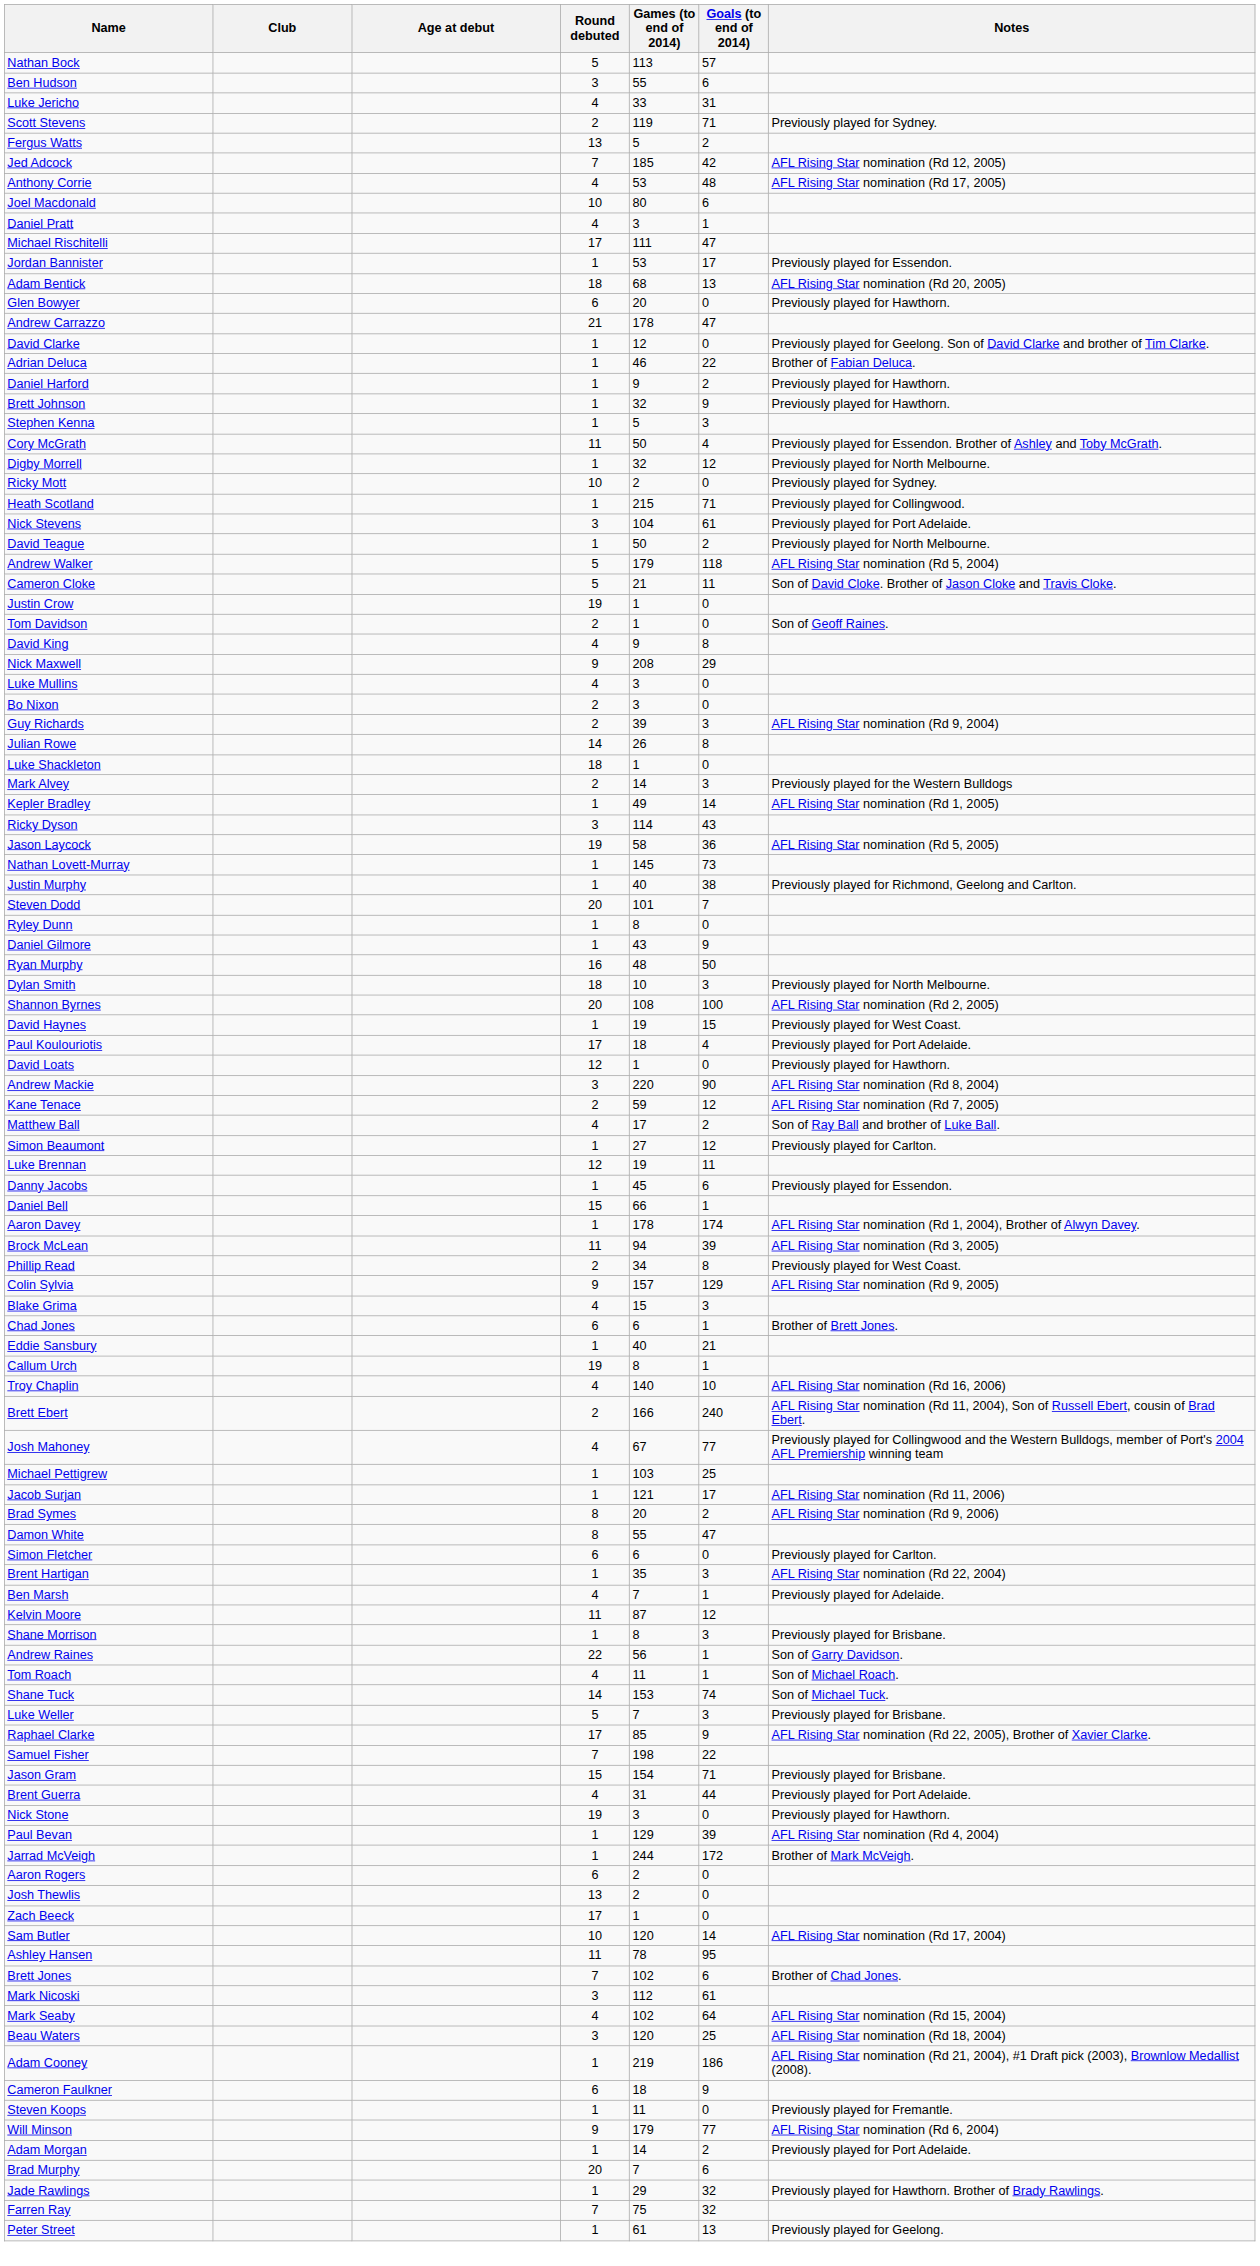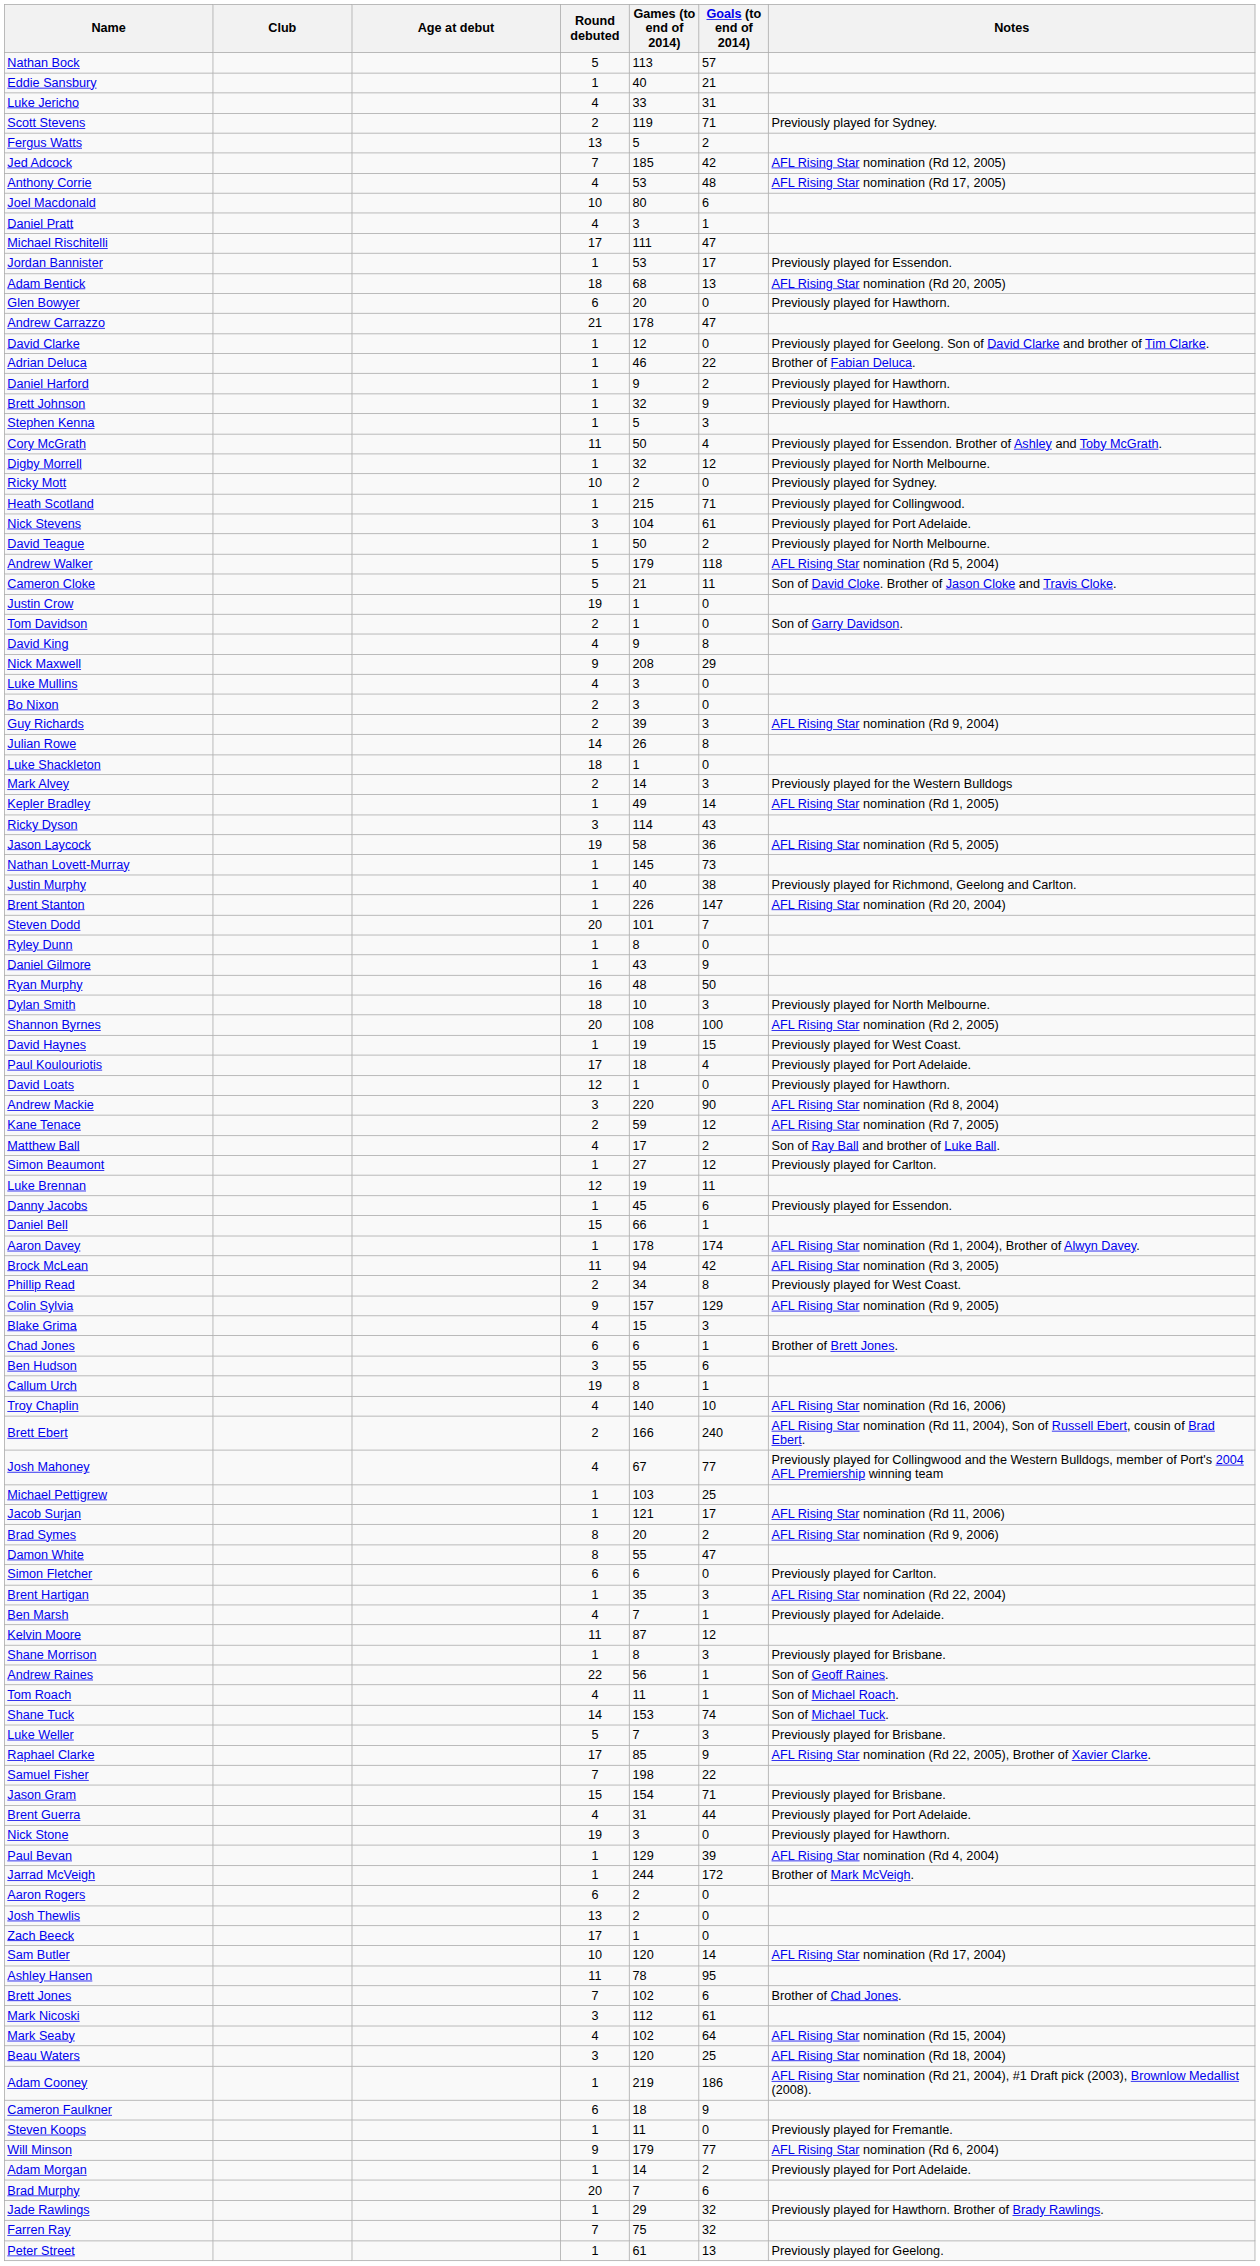rows swapped: (42, 83) <-> (52, 1345)
(830, 624) Son of Geoff Raines. -> (837, 624) Son of Garry Davidson.
+ row: (46, 904)
(709, 1245) 39 -> (709, 1265) 42
(837, 1655) Son of Garry Davidson. -> (830, 1675) Son of Geoff Raines.
